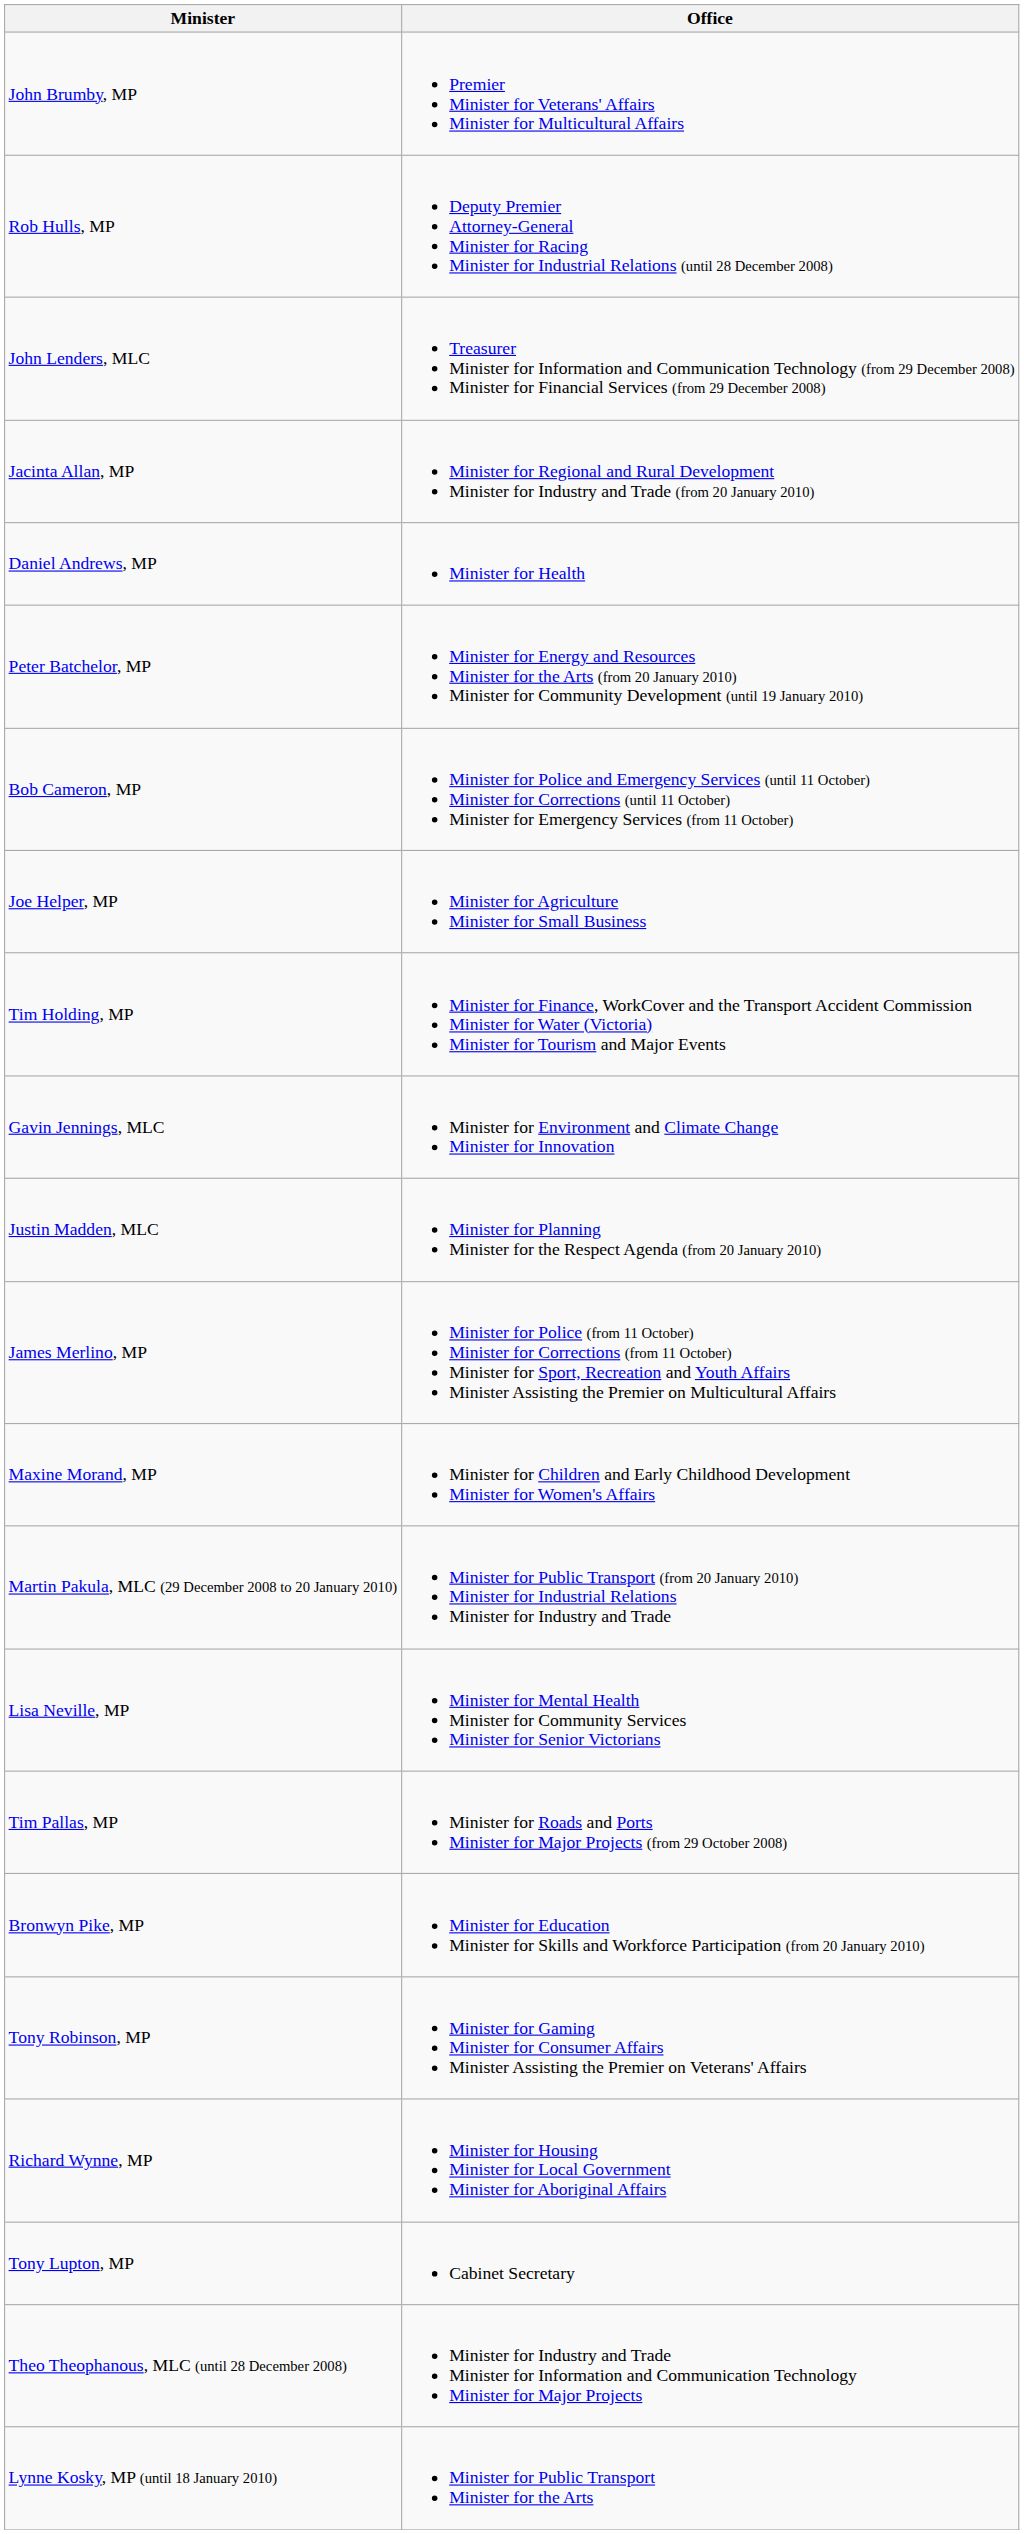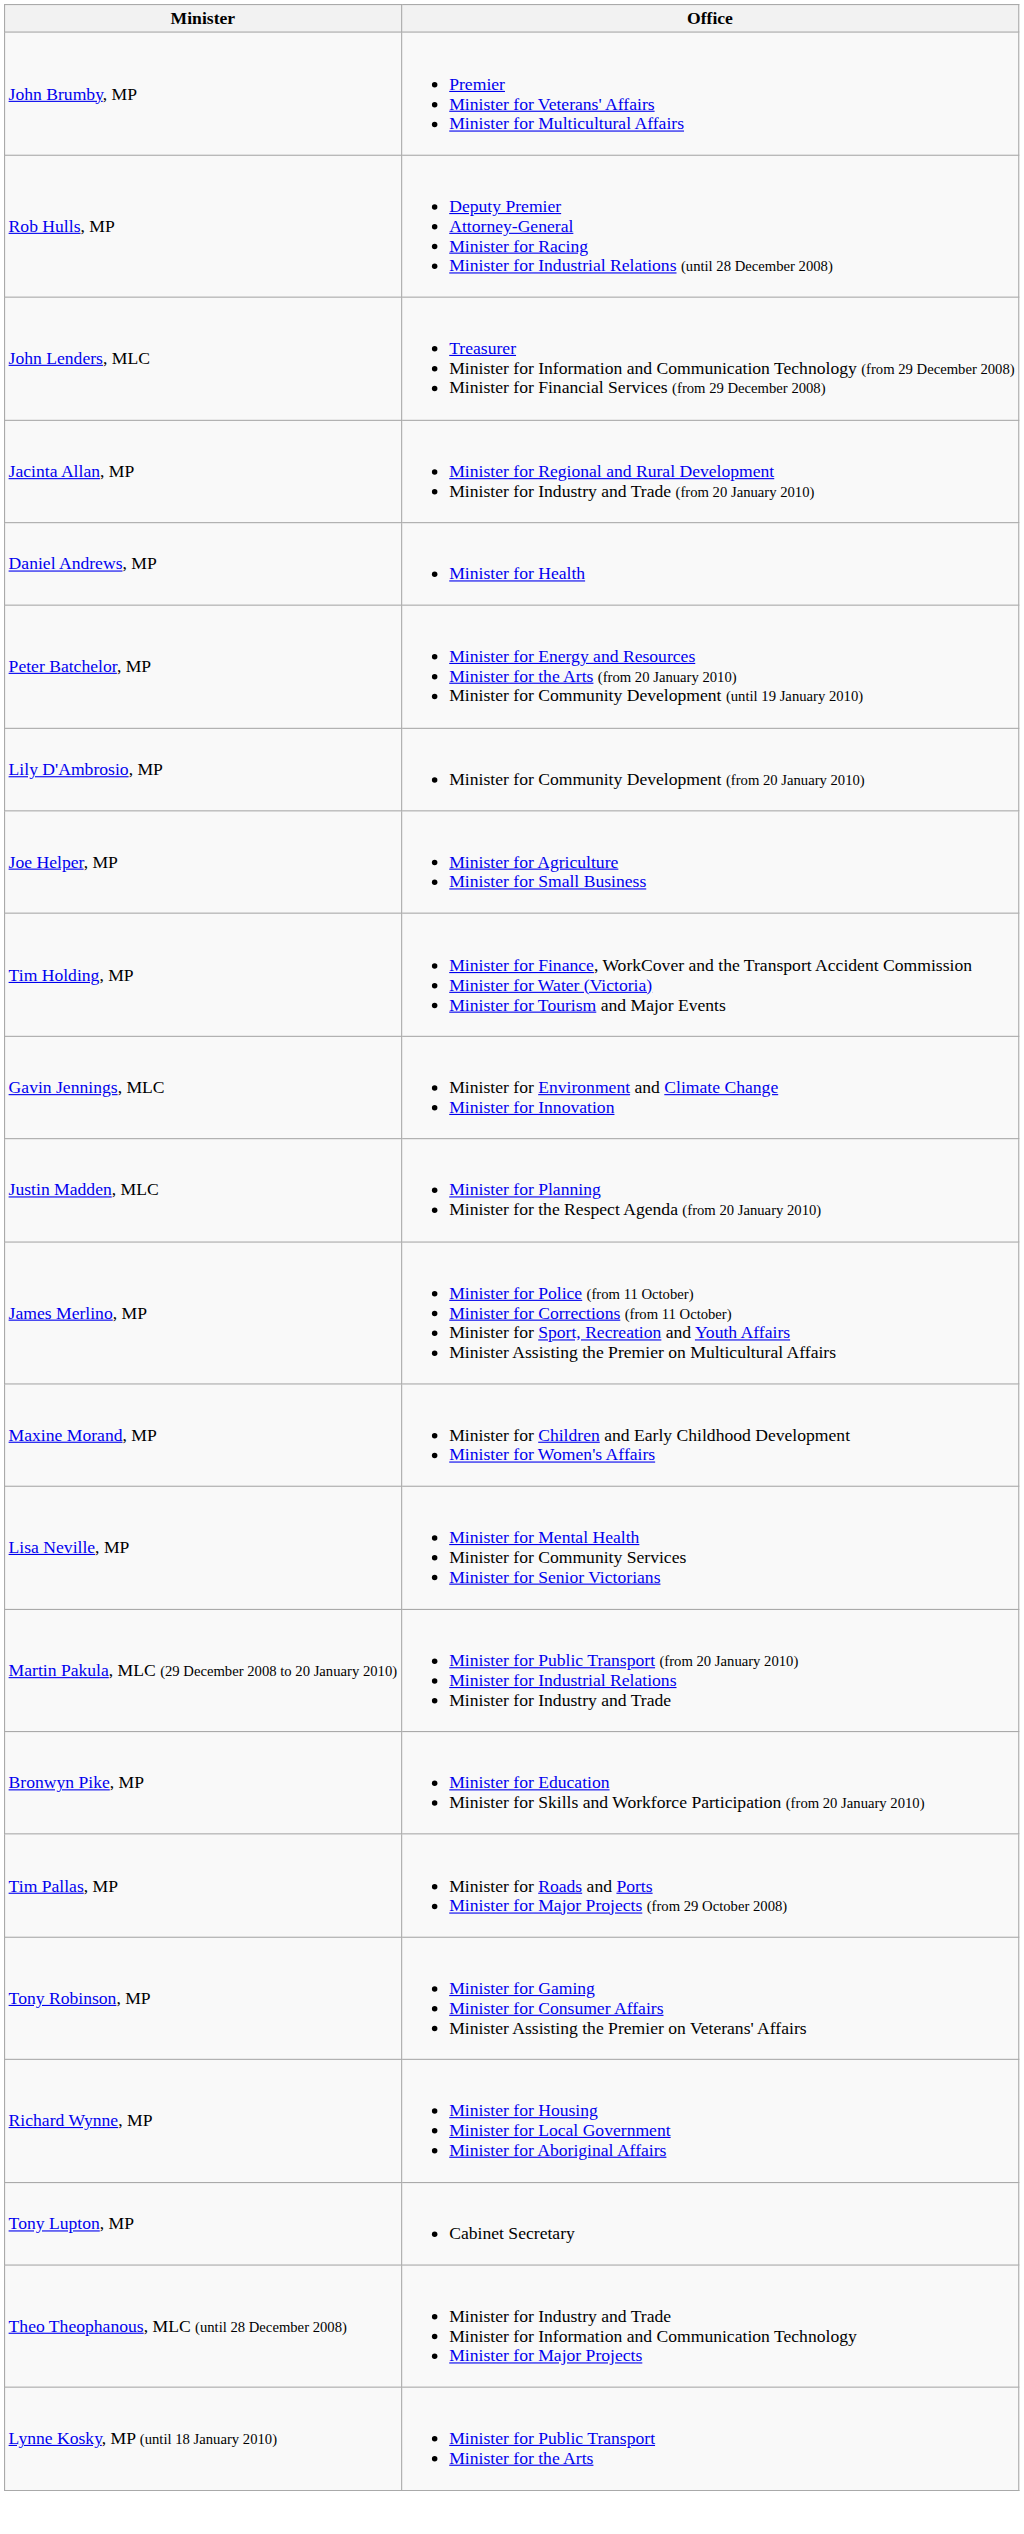- row: (75, 789)
+ row: (86, 769)
rows swapped: (69, 1709) <-> (203, 1587)
rows swapped: (63, 1822) <-> (76, 1925)
